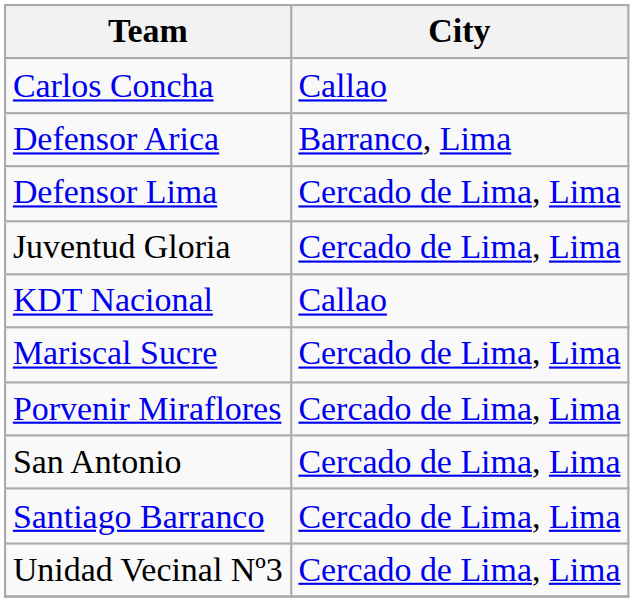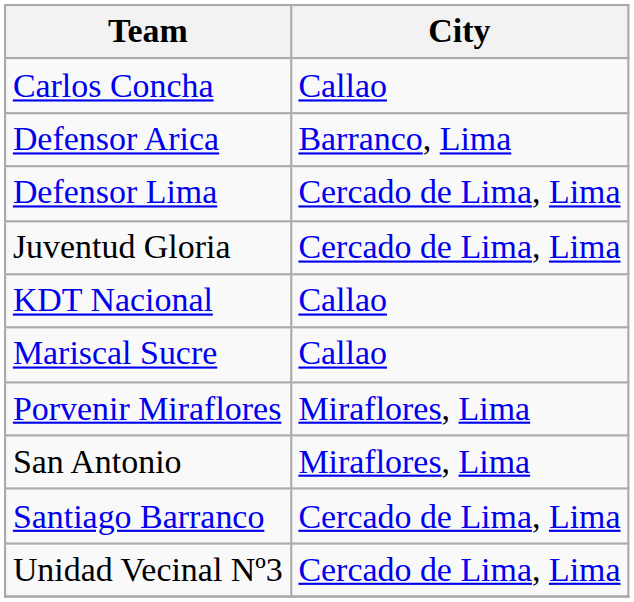(459, 354) Cercado de Lima, Lima -> (343, 354) Callao
(459, 407) Cercado de Lima, Lima -> (414, 407) Miraflores, Lima
(459, 461) Cercado de Lima, Lima -> (414, 461) Miraflores, Lima
